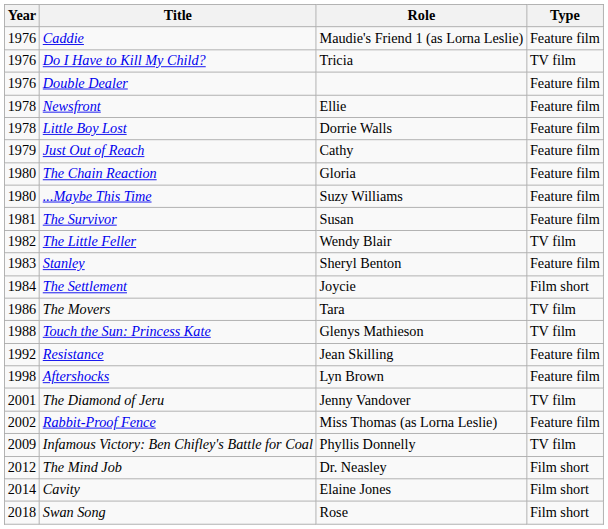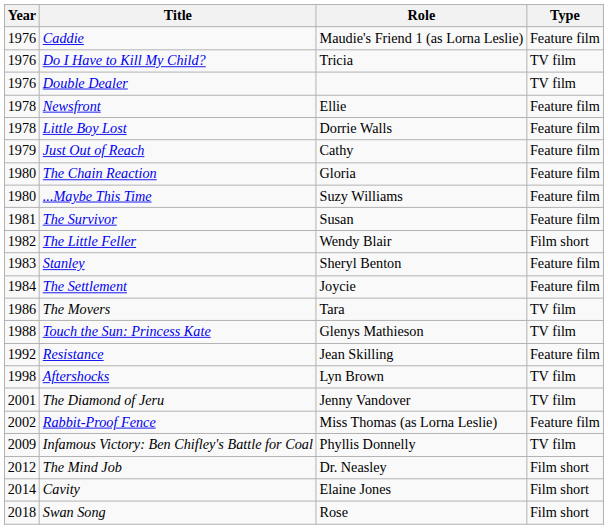(565, 83) Feature film -> (553, 83) TV film
(553, 241) TV film -> (559, 241) Film short
(559, 286) Film short -> (565, 286) Feature film
(565, 377) Feature film -> (553, 377) TV film
